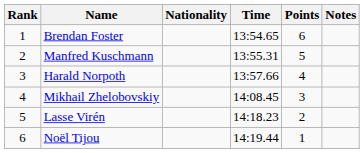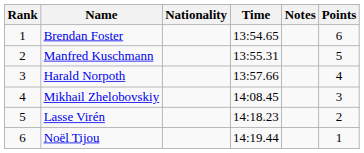columns swapped: (341, 14) <-> (302, 14)
